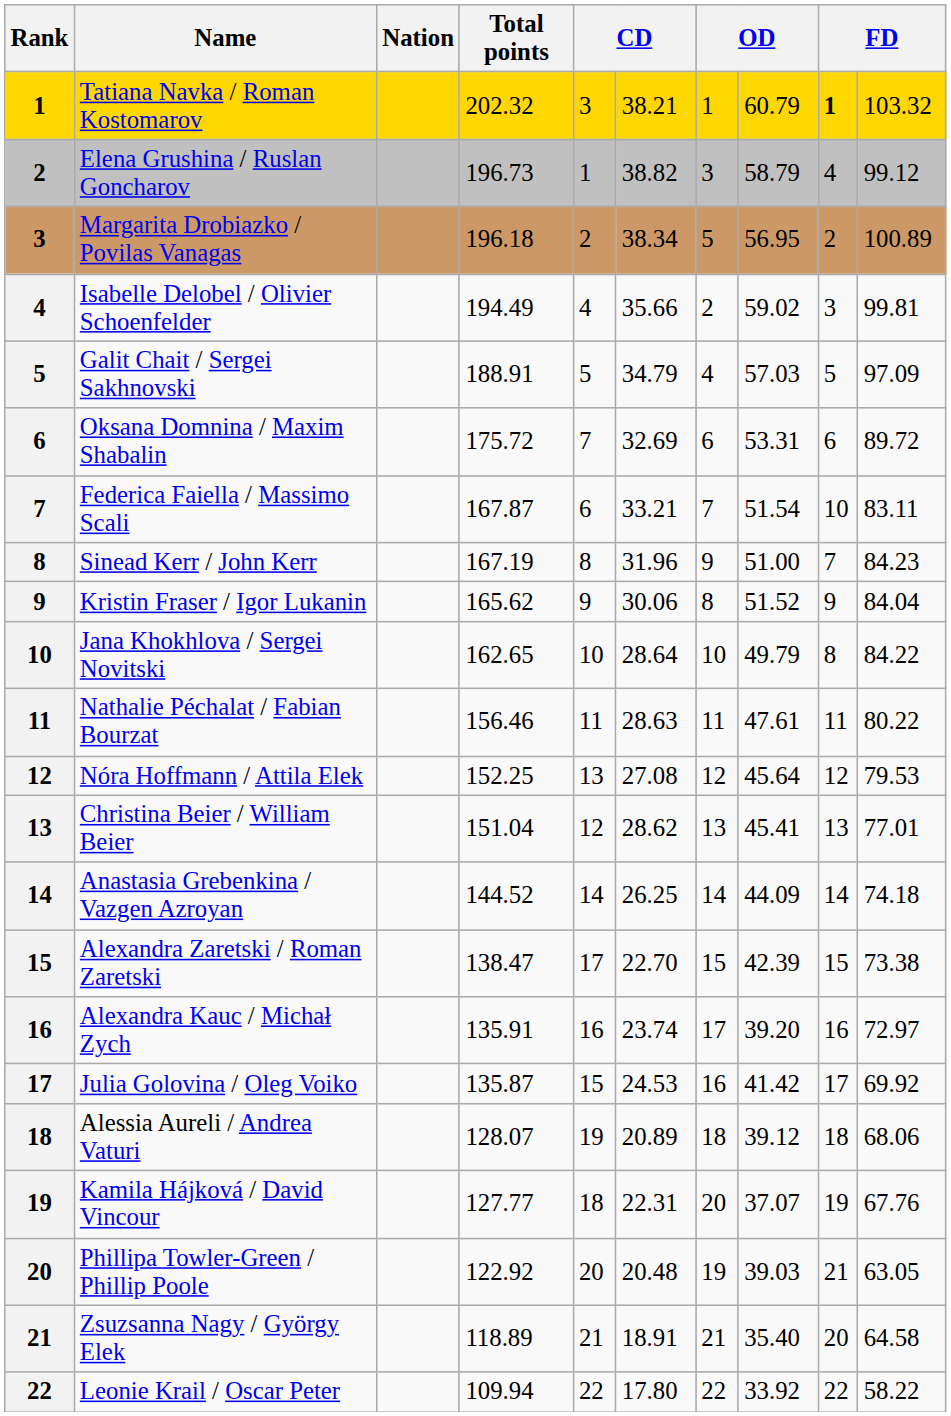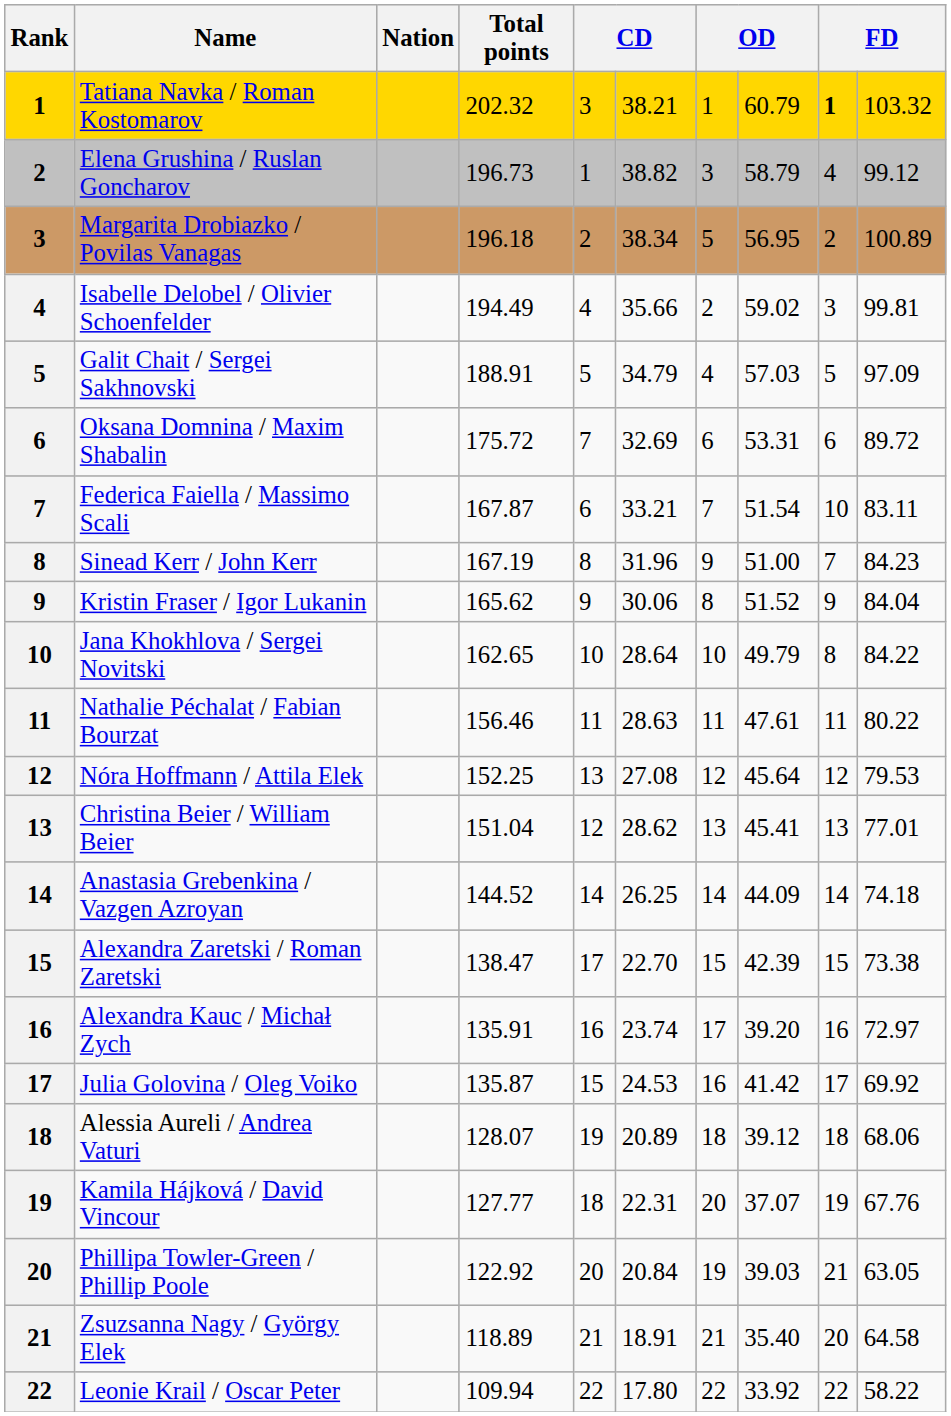(650, 1271) 20.48 -> (650, 1271) 20.84
